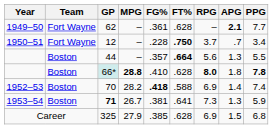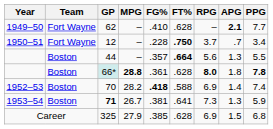(158, 27) .361 -> (158, 27) .410
(158, 72) .410 -> (158, 72) .361
